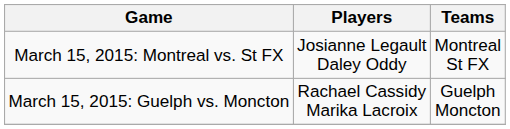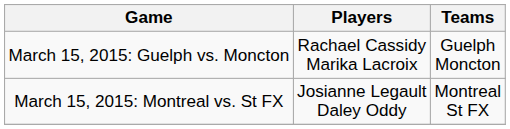rows swapped: (149, 54) <-> (149, 101)
